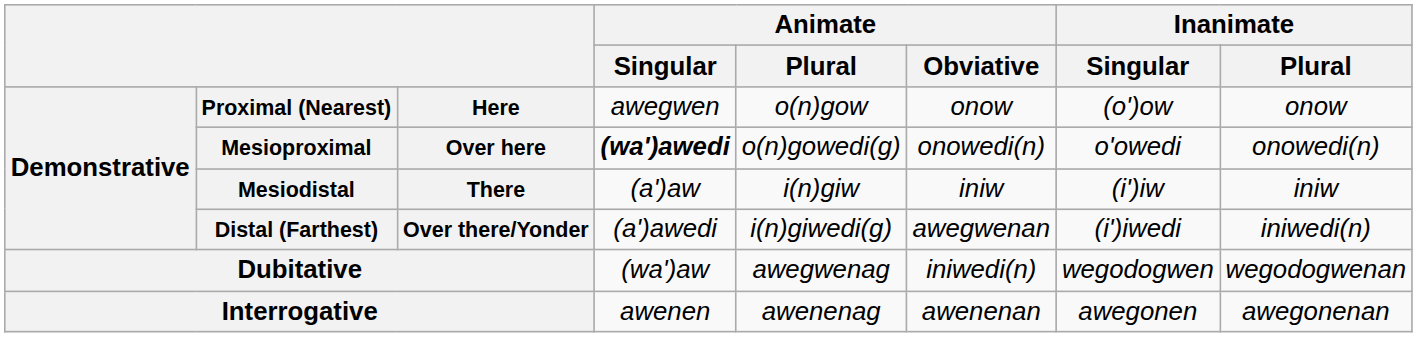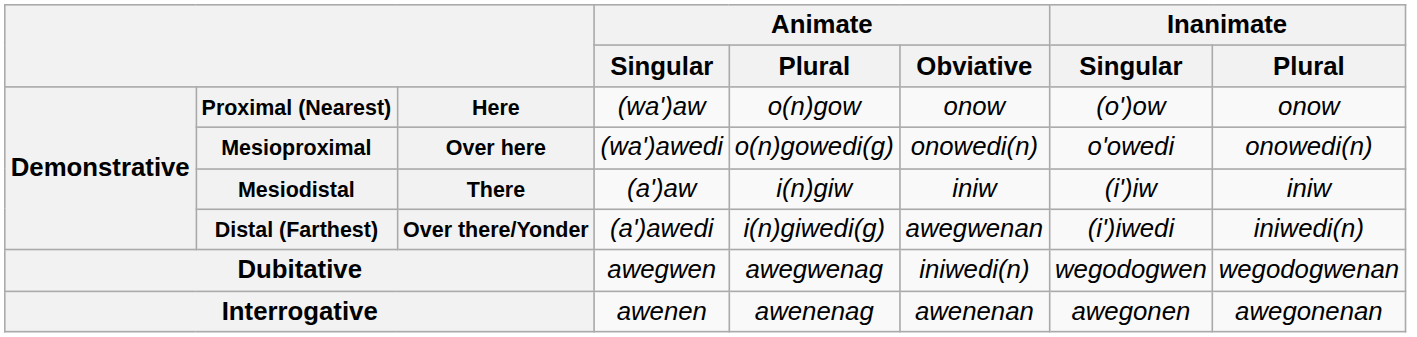(665, 106) awegwen -> (662, 106) (wa')aw
(665, 147) bold -> (662, 147) normal
(665, 270) (wa')aw -> (662, 270) awegwen
